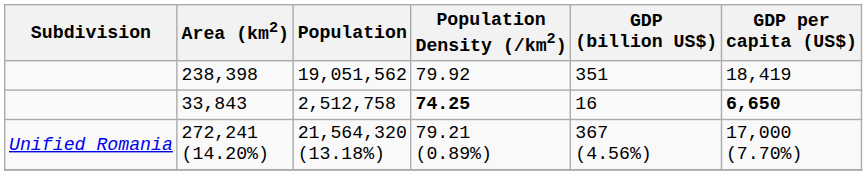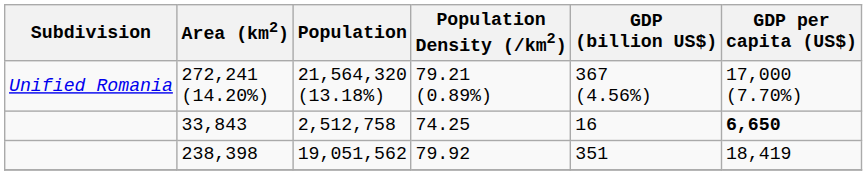rows swapped: (220, 75) <-> (225, 145)
(443, 105) bold -> (443, 126) normal
